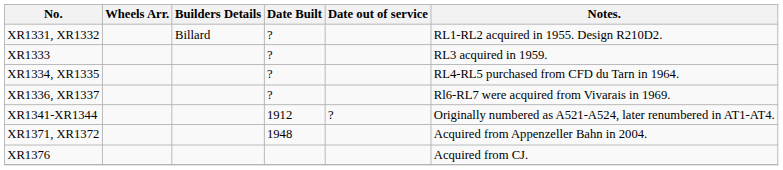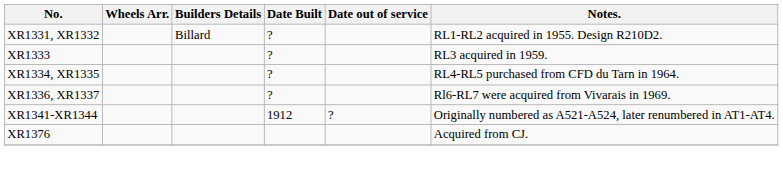- row: (53, 134)
